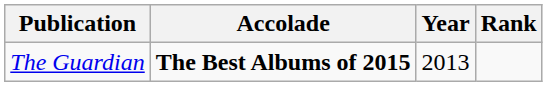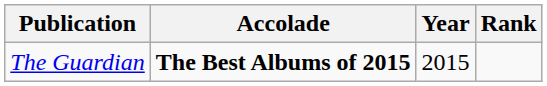(446, 61) 2013 -> (446, 61) 2015
